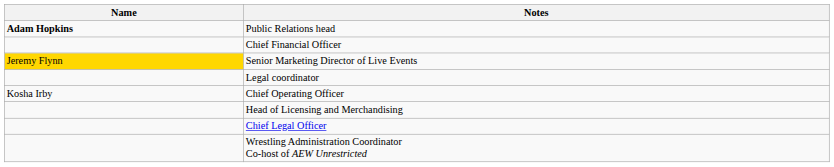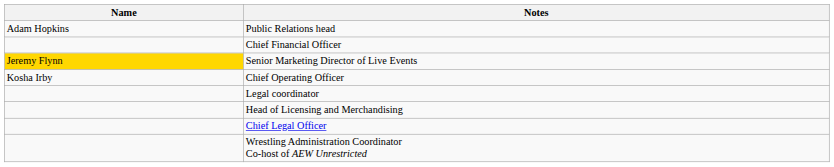(40, 28) bold -> (38, 28) normal
rows swapped: (295, 93) <-> (282, 77)
